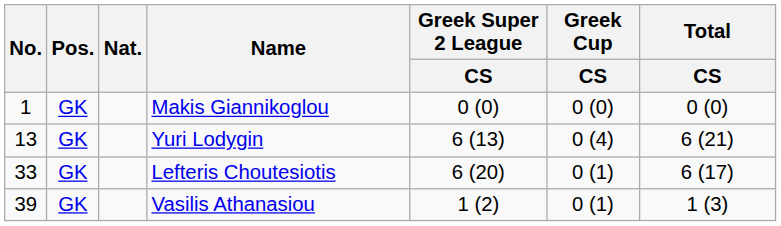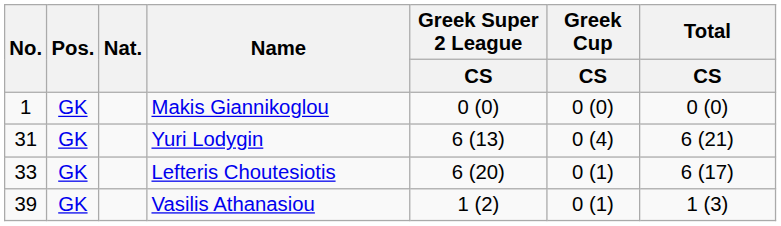(26, 140) 13 -> (26, 140) 31
